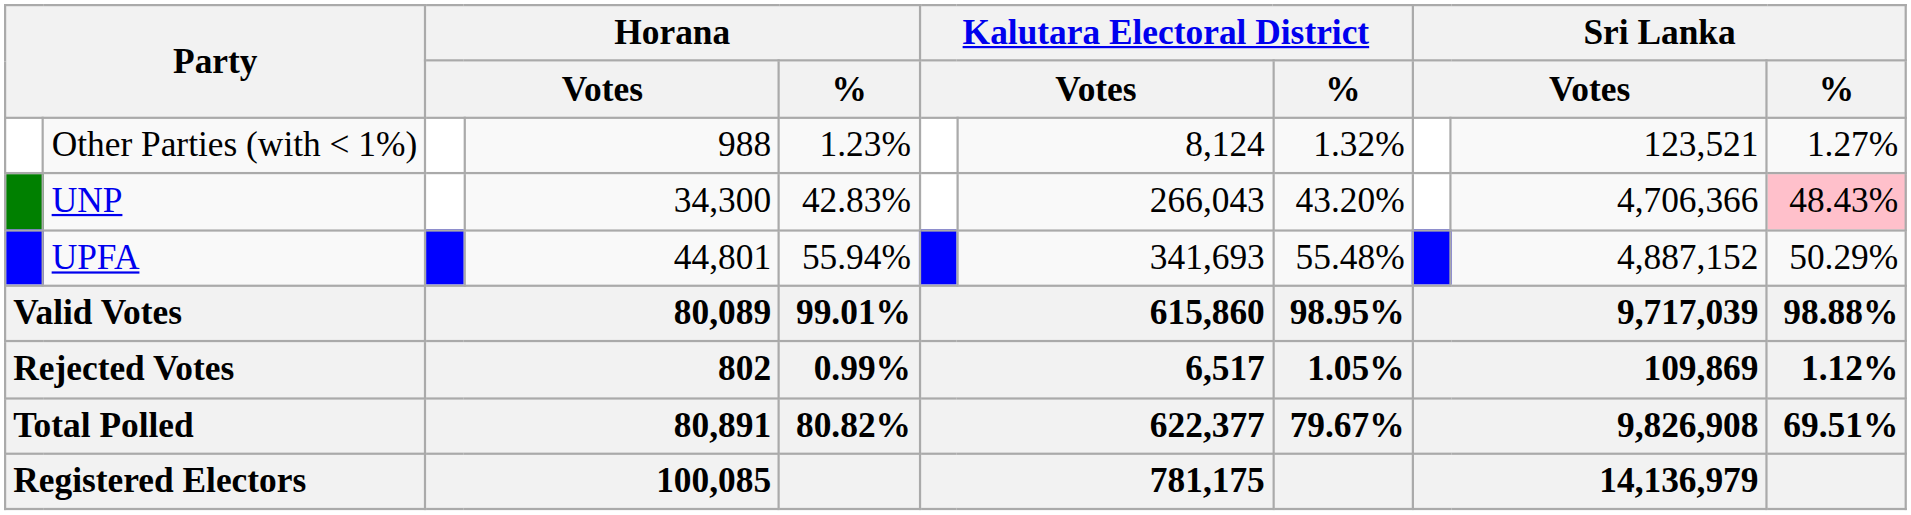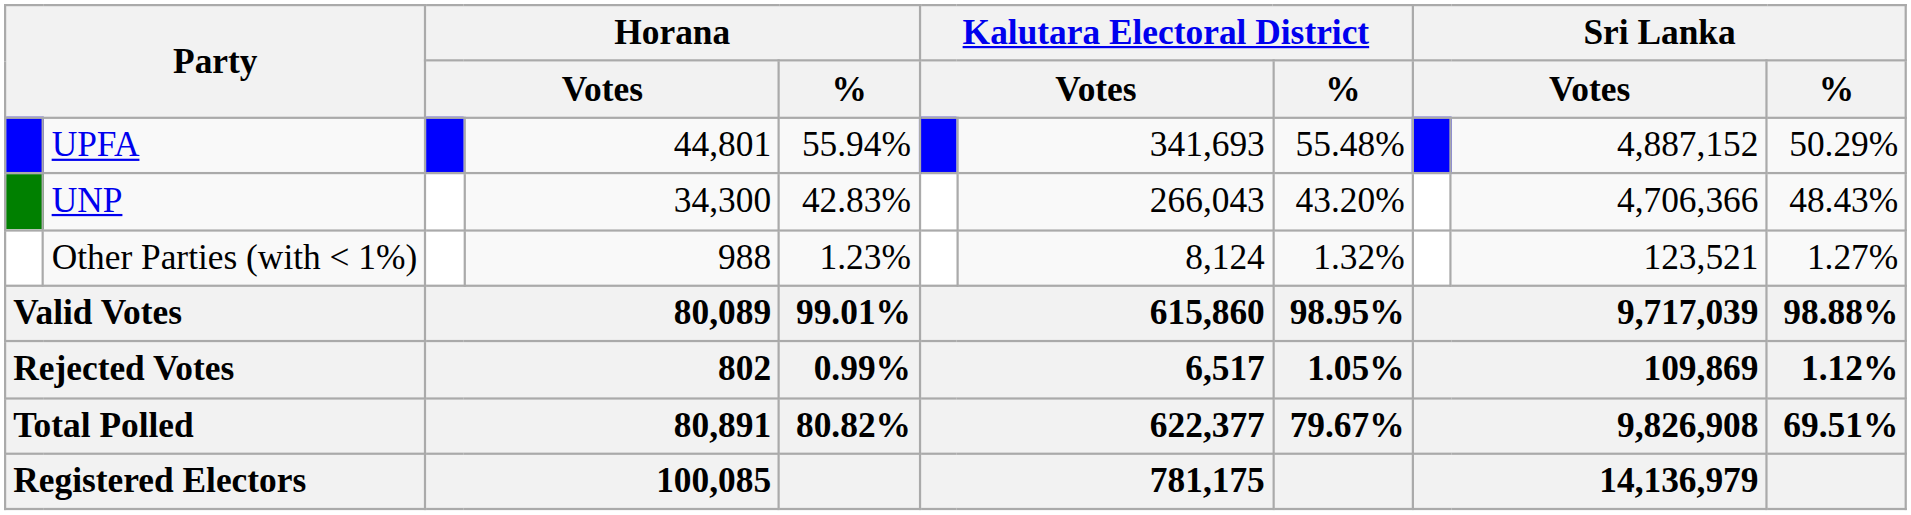rows swapped: (96, 256) <-> (234, 144)
(1844, 200) pink background -> (1844, 200) no background
